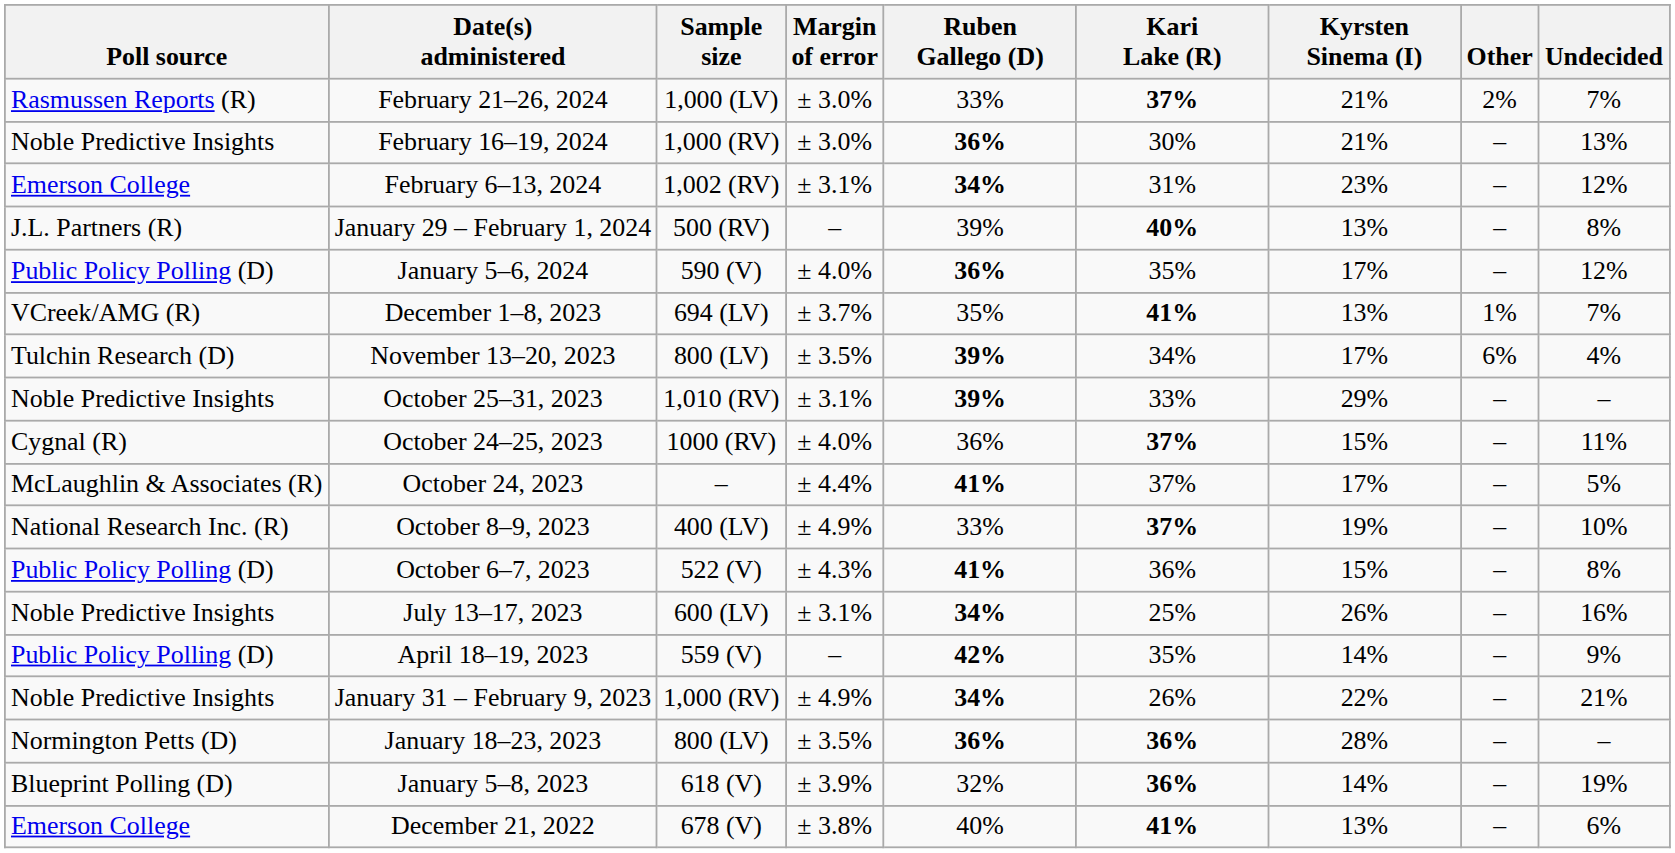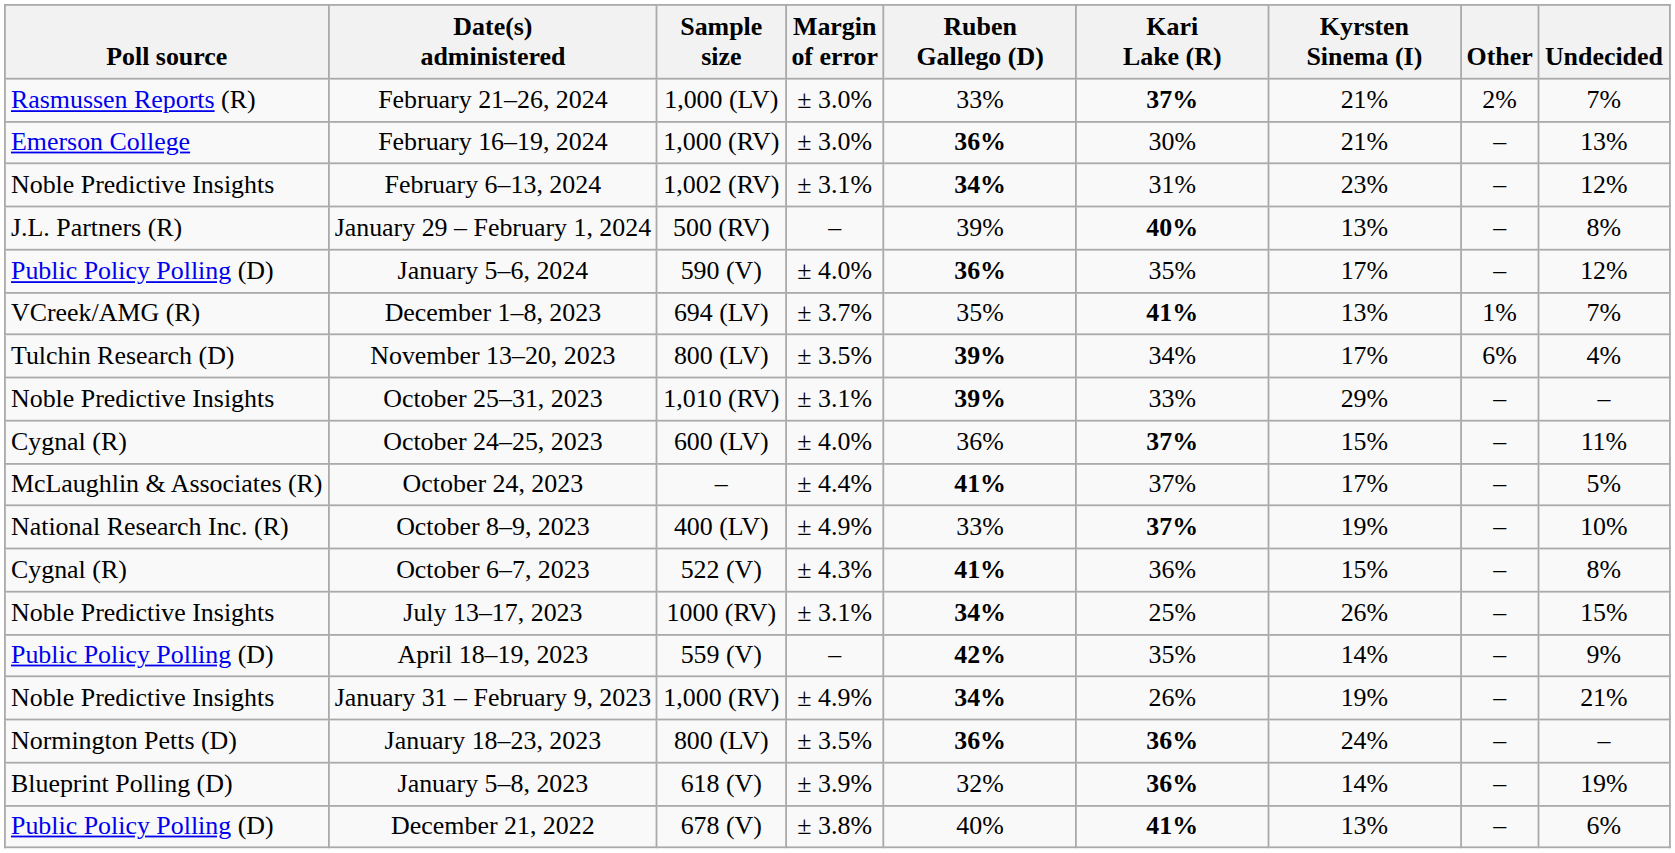(143, 142) Noble Predictive Insights -> (101, 142) Emerson College
(101, 185) Emerson College -> (143, 185) Noble Predictive Insights
(721, 441) 1000 (RV) -> (721, 441) 600 (LV)
(142, 569) Public Policy Polling (D) -> (69, 569) Cygnal (R)
(721, 612) 600 (LV) -> (721, 612) 1000 (RV)
(1604, 612) 16% -> (1604, 612) 15%
(1364, 698) 22% -> (1364, 698) 19%
(1364, 740) 28% -> (1364, 740) 24%
(101, 826) Emerson College -> (142, 826) Public Policy Polling (D)
